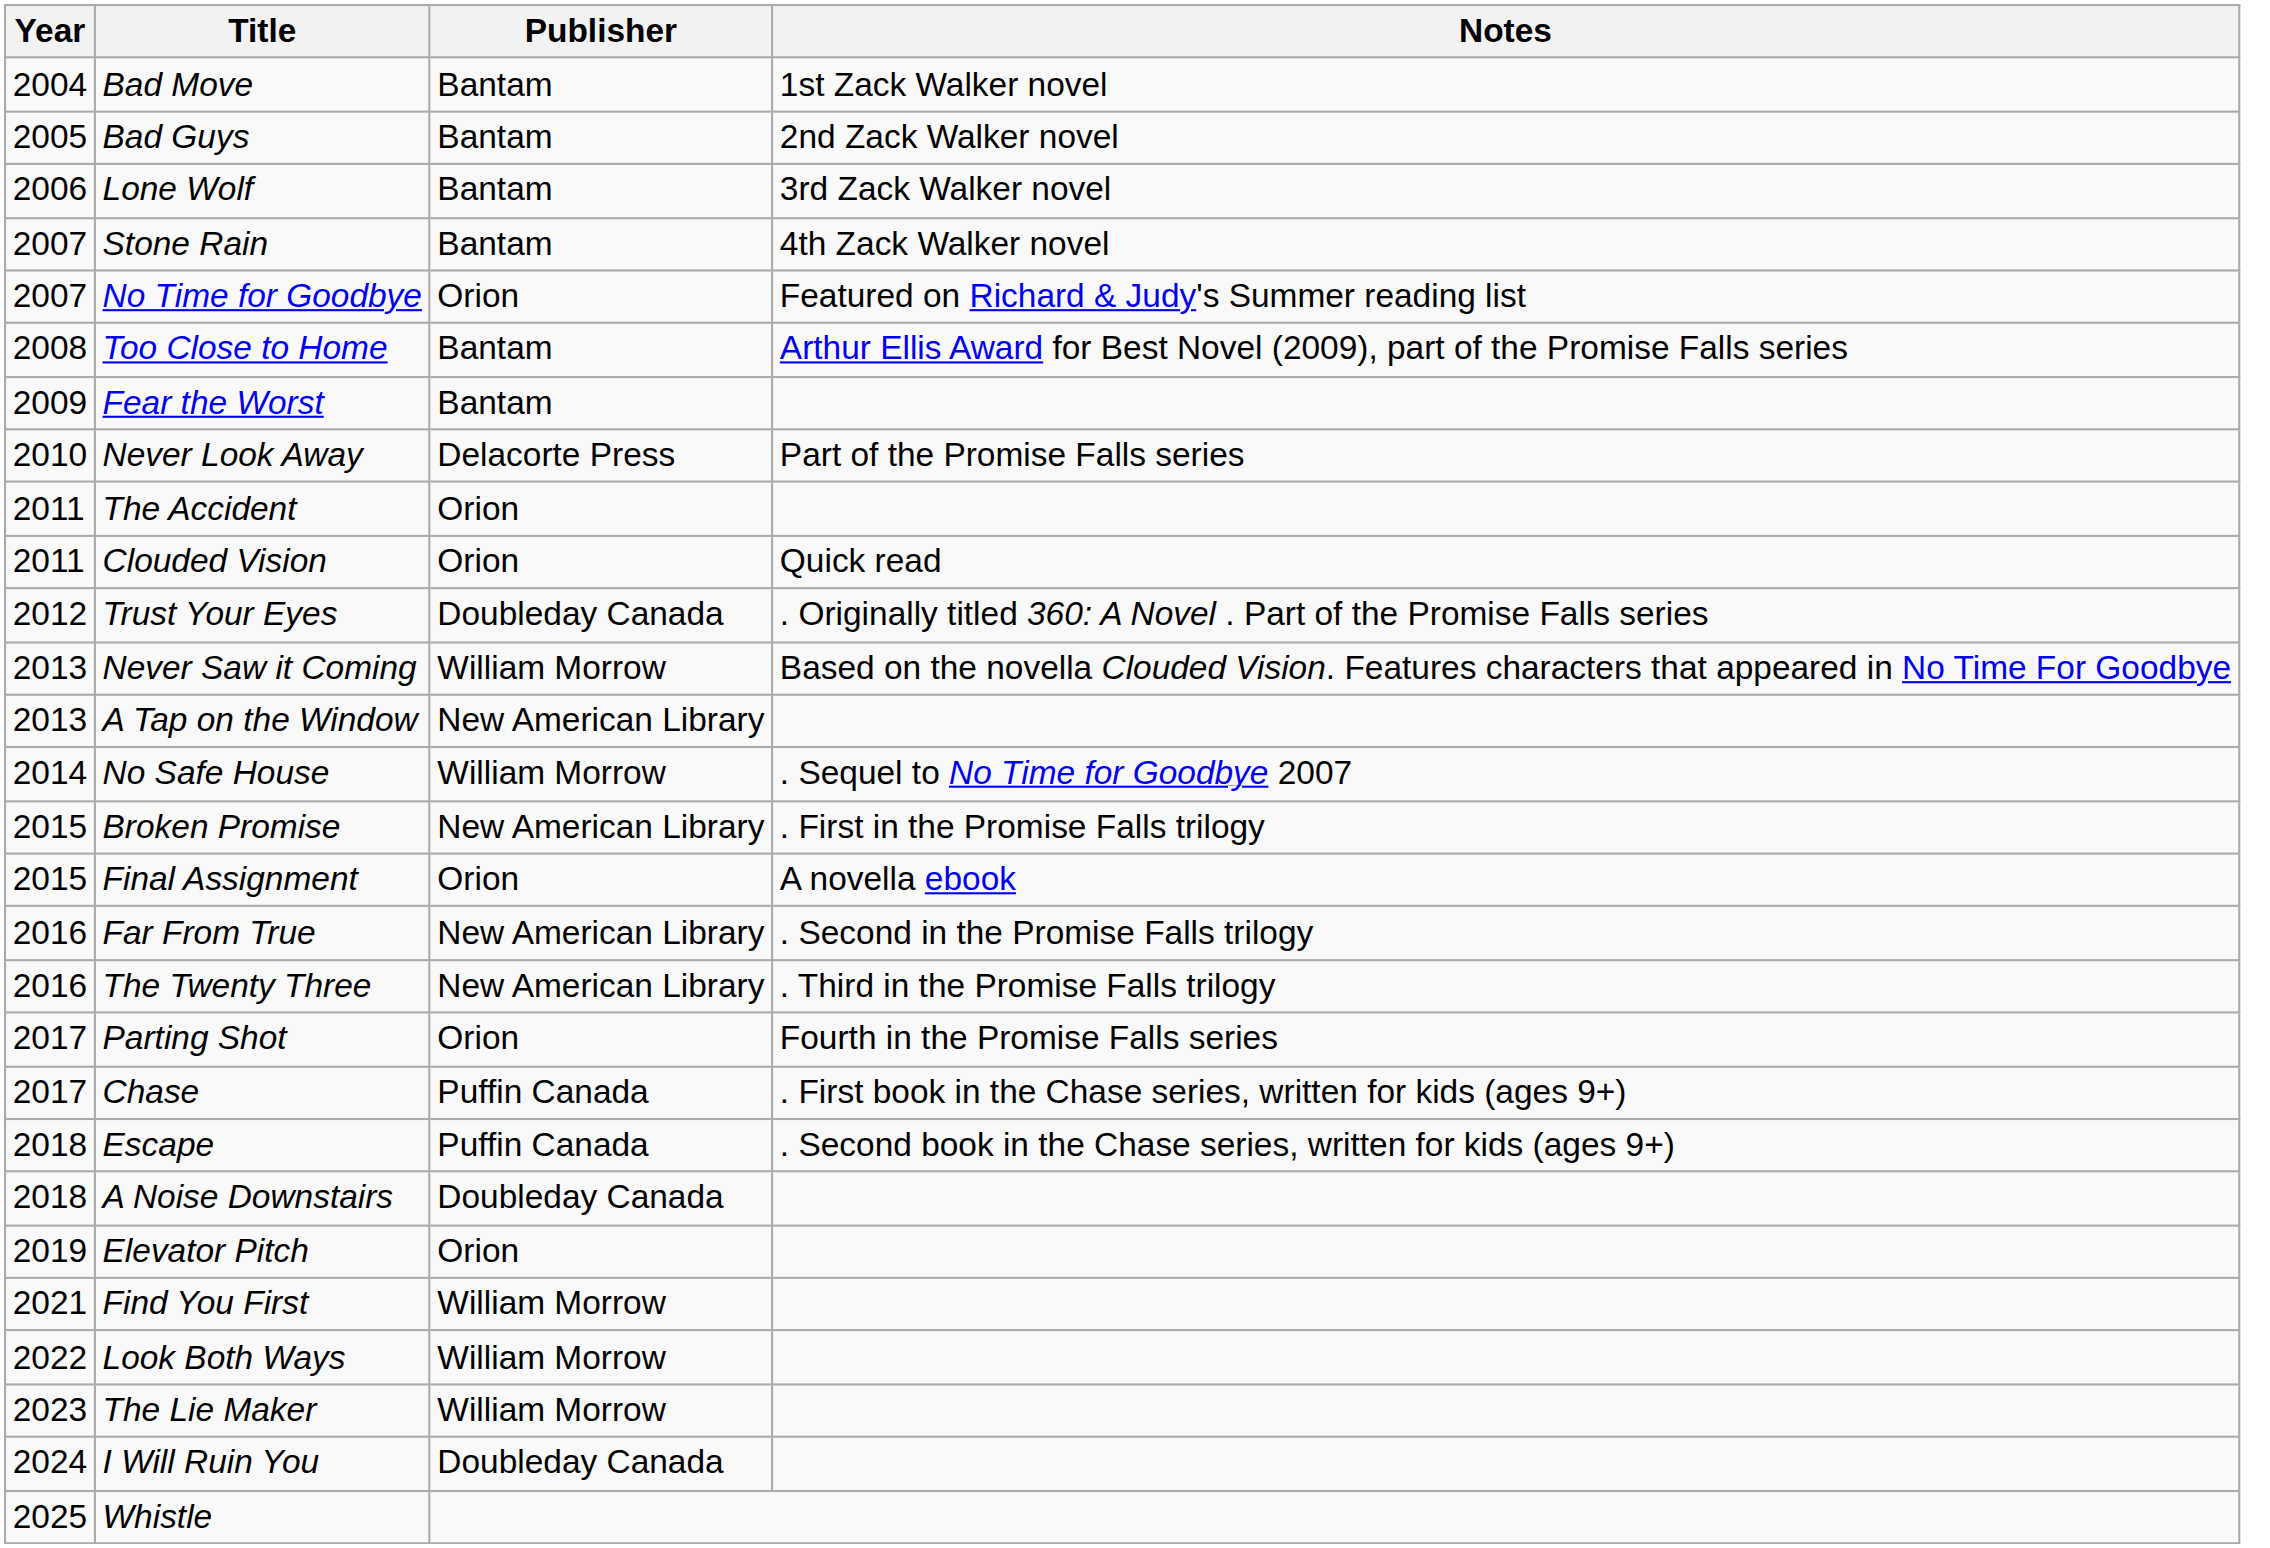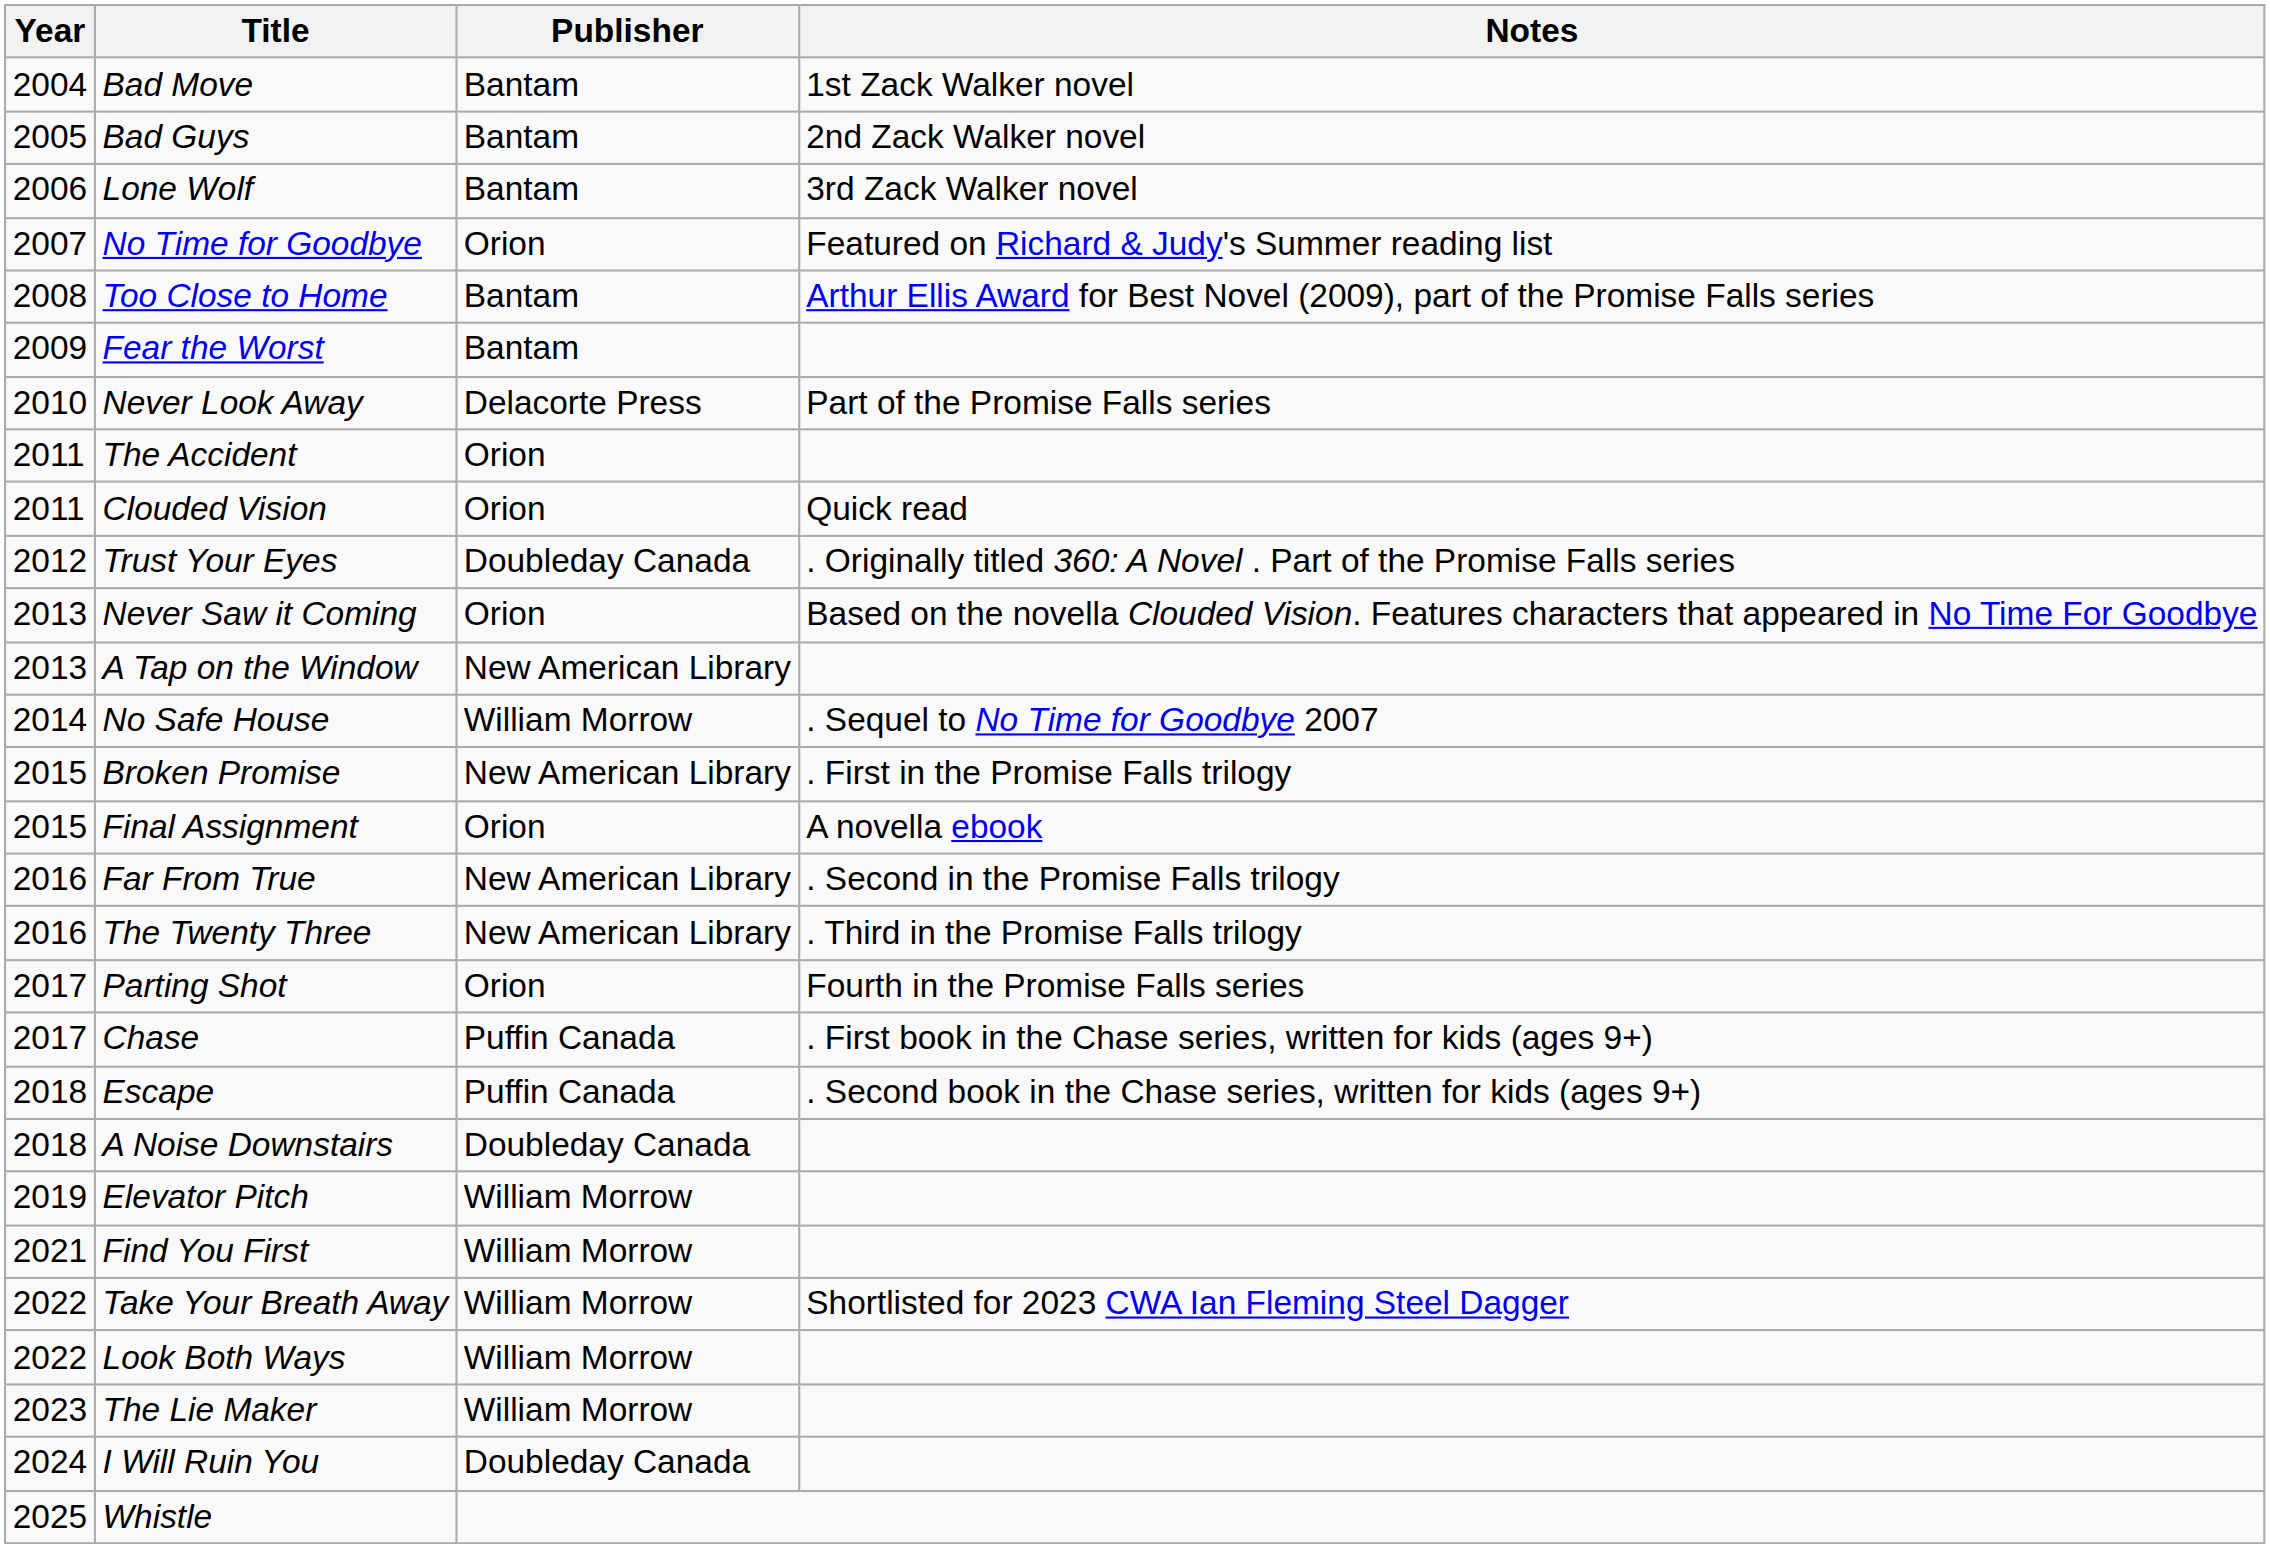- row: (185, 243)
(552, 667) William Morrow -> (505, 614) Orion
(478, 1250) Orion -> (578, 1197) William Morrow
+ row: (275, 1303)
